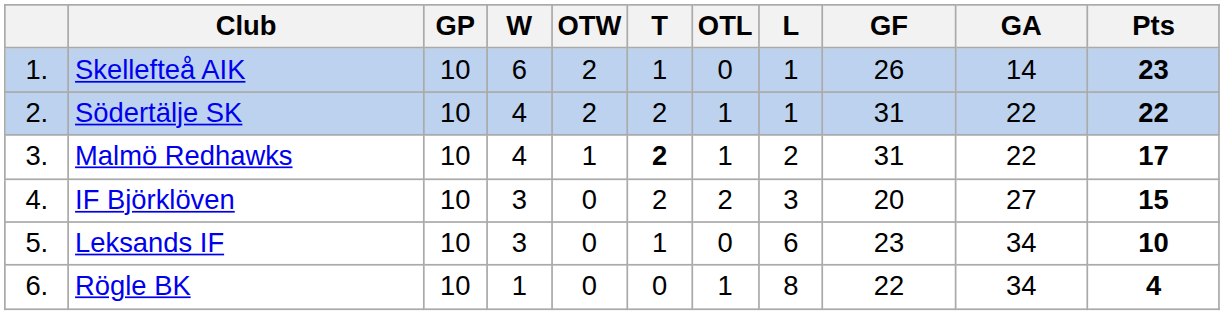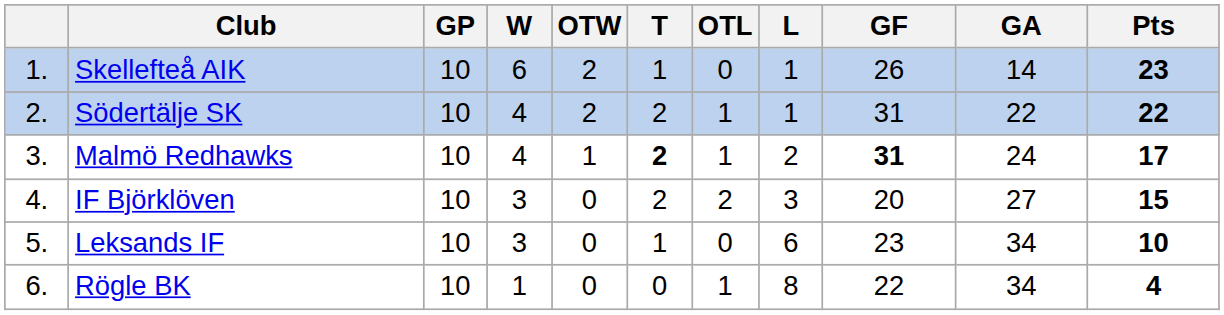(889, 156) normal -> (889, 156) bold
(1021, 156) 22 -> (1021, 156) 24
